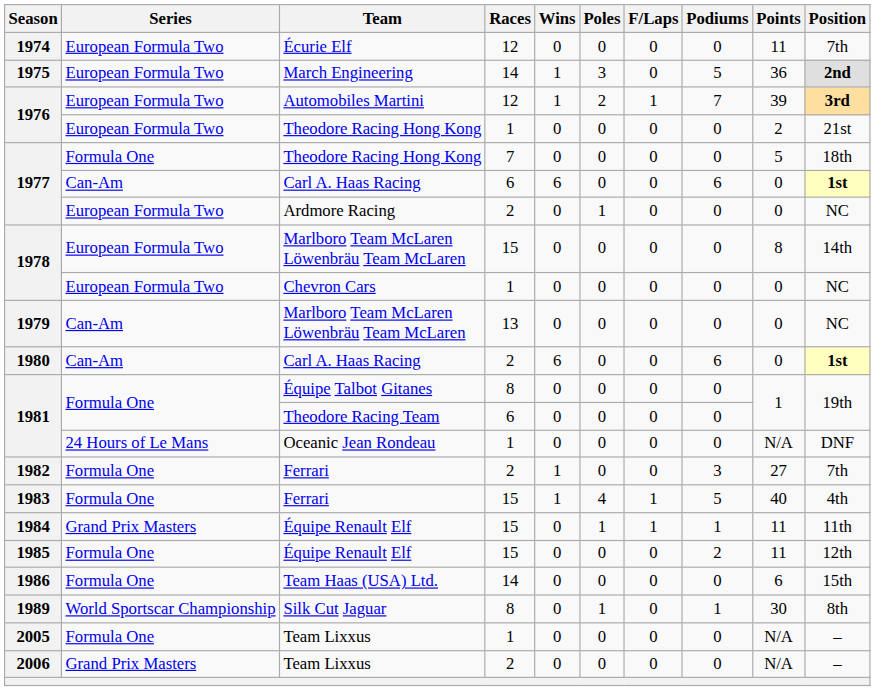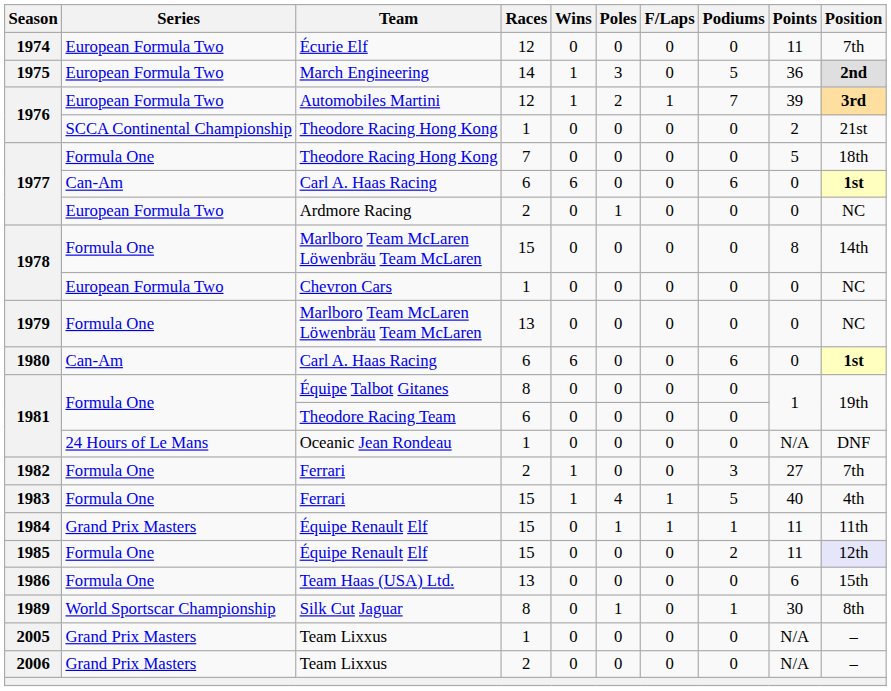(145, 128) European Formula Two -> (179, 128) SCCA Continental Championship
(145, 248) European Formula Two -> (110, 248) Formula One
(94, 323) Can-Am -> (110, 323) Formula One
(510, 361) 2 -> (526, 361) 6
(837, 554) no background -> (854, 554) lavender background
(510, 581) 14 -> (526, 581) 13
(110, 636) Formula One -> (131, 636) Grand Prix Masters
